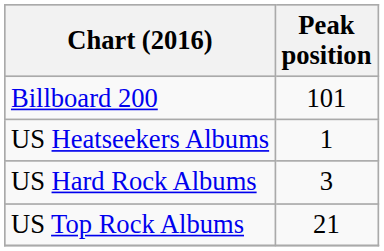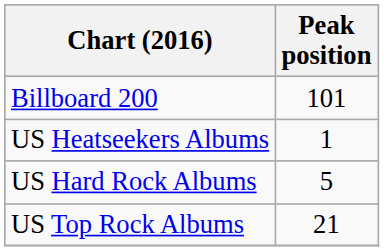(326, 181) 3 -> (326, 181) 5
